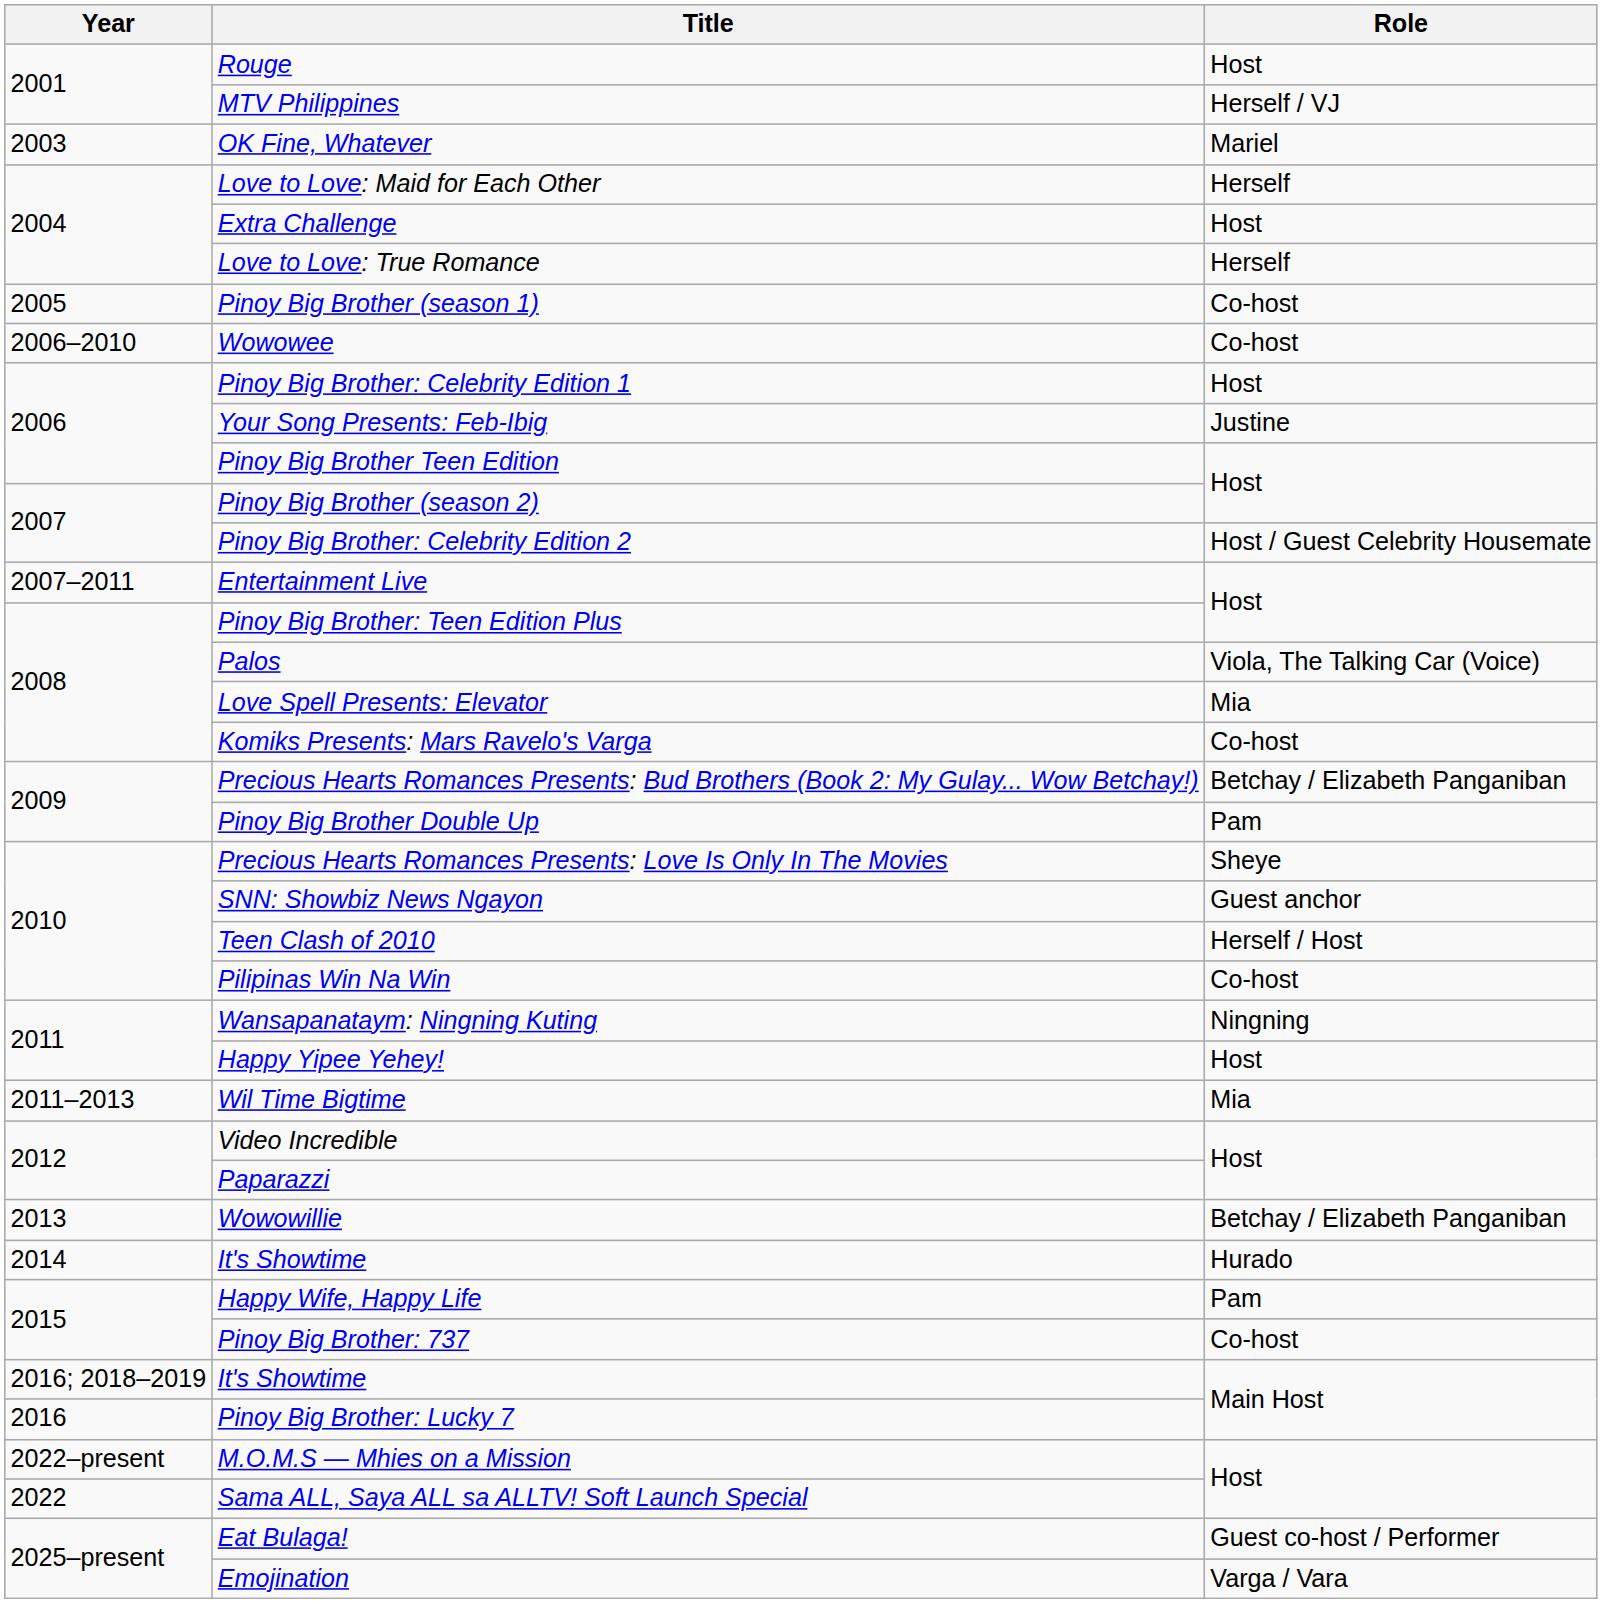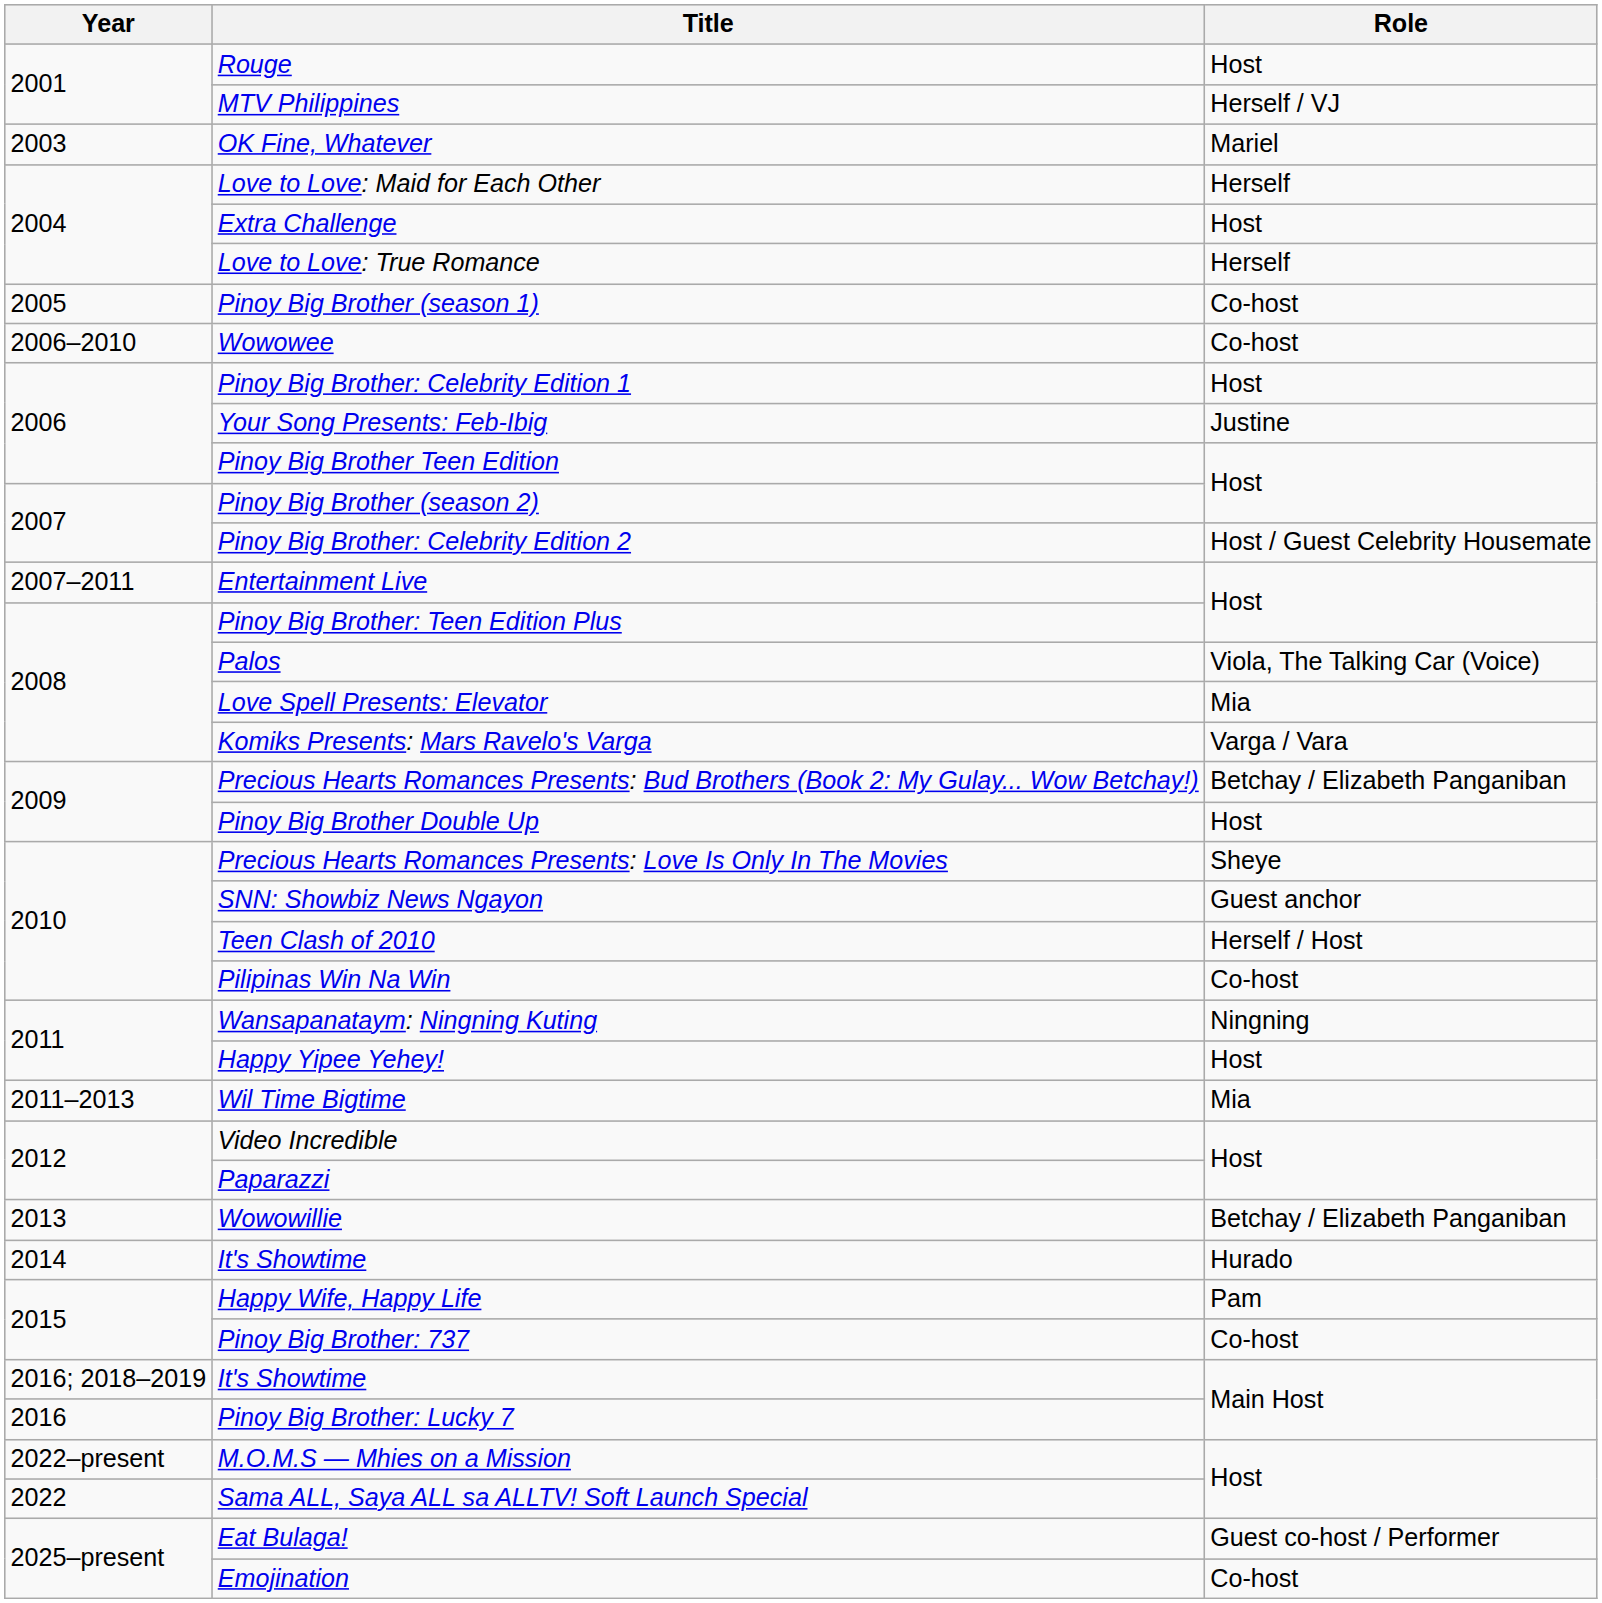(1254, 741) Co-host -> (1279, 741) Varga / Vara
(1236, 821) Pam -> (1236, 821) Host
(1279, 1578) Varga / Vara -> (1254, 1578) Co-host
